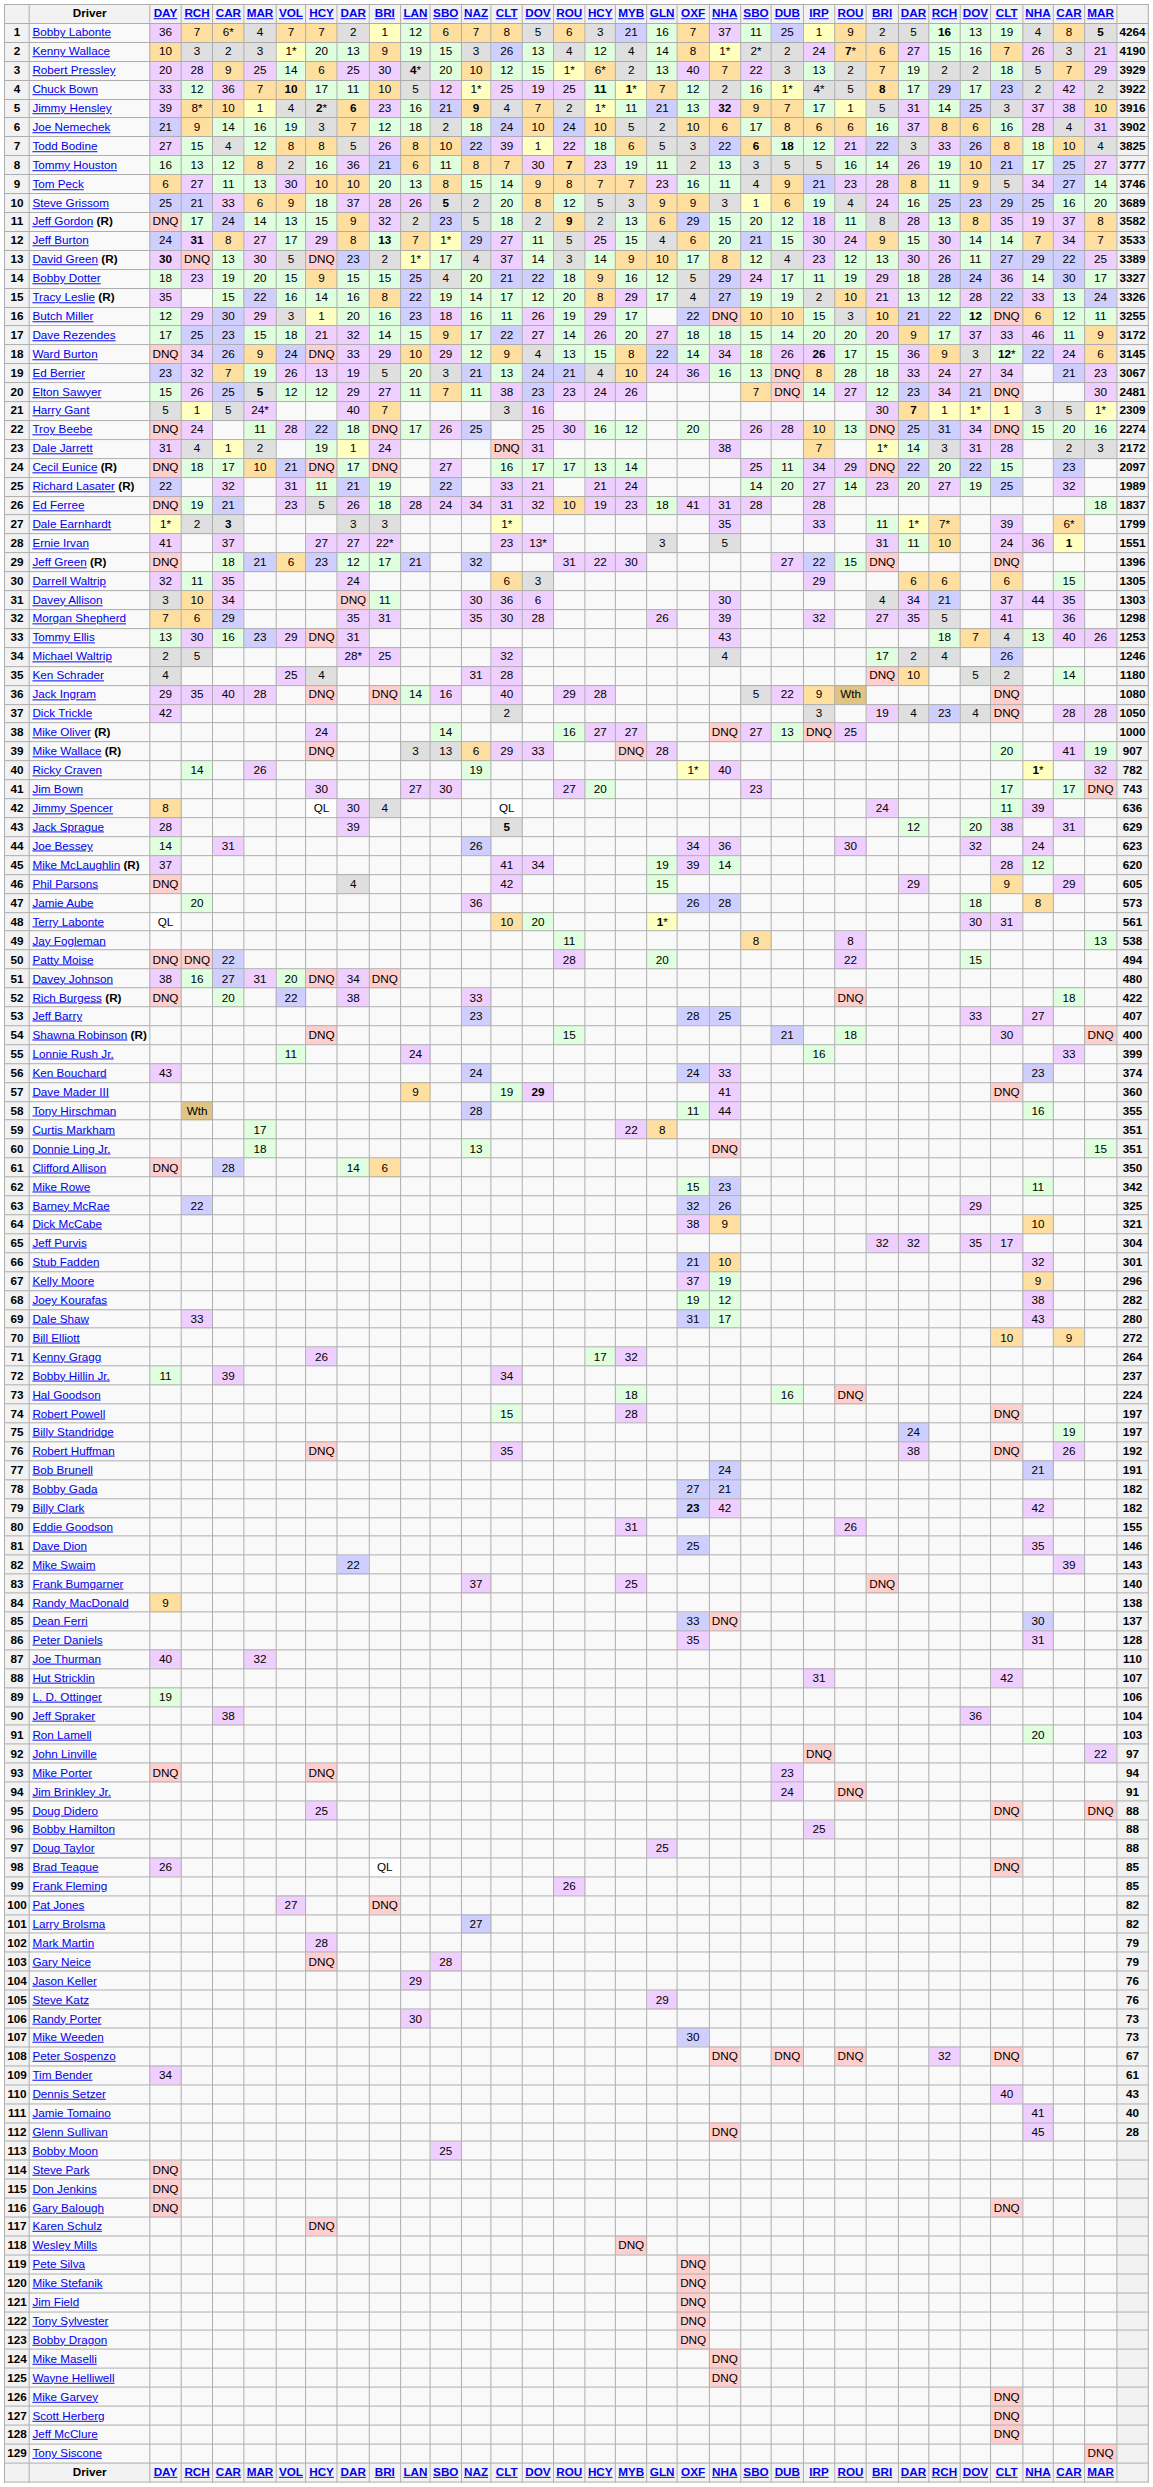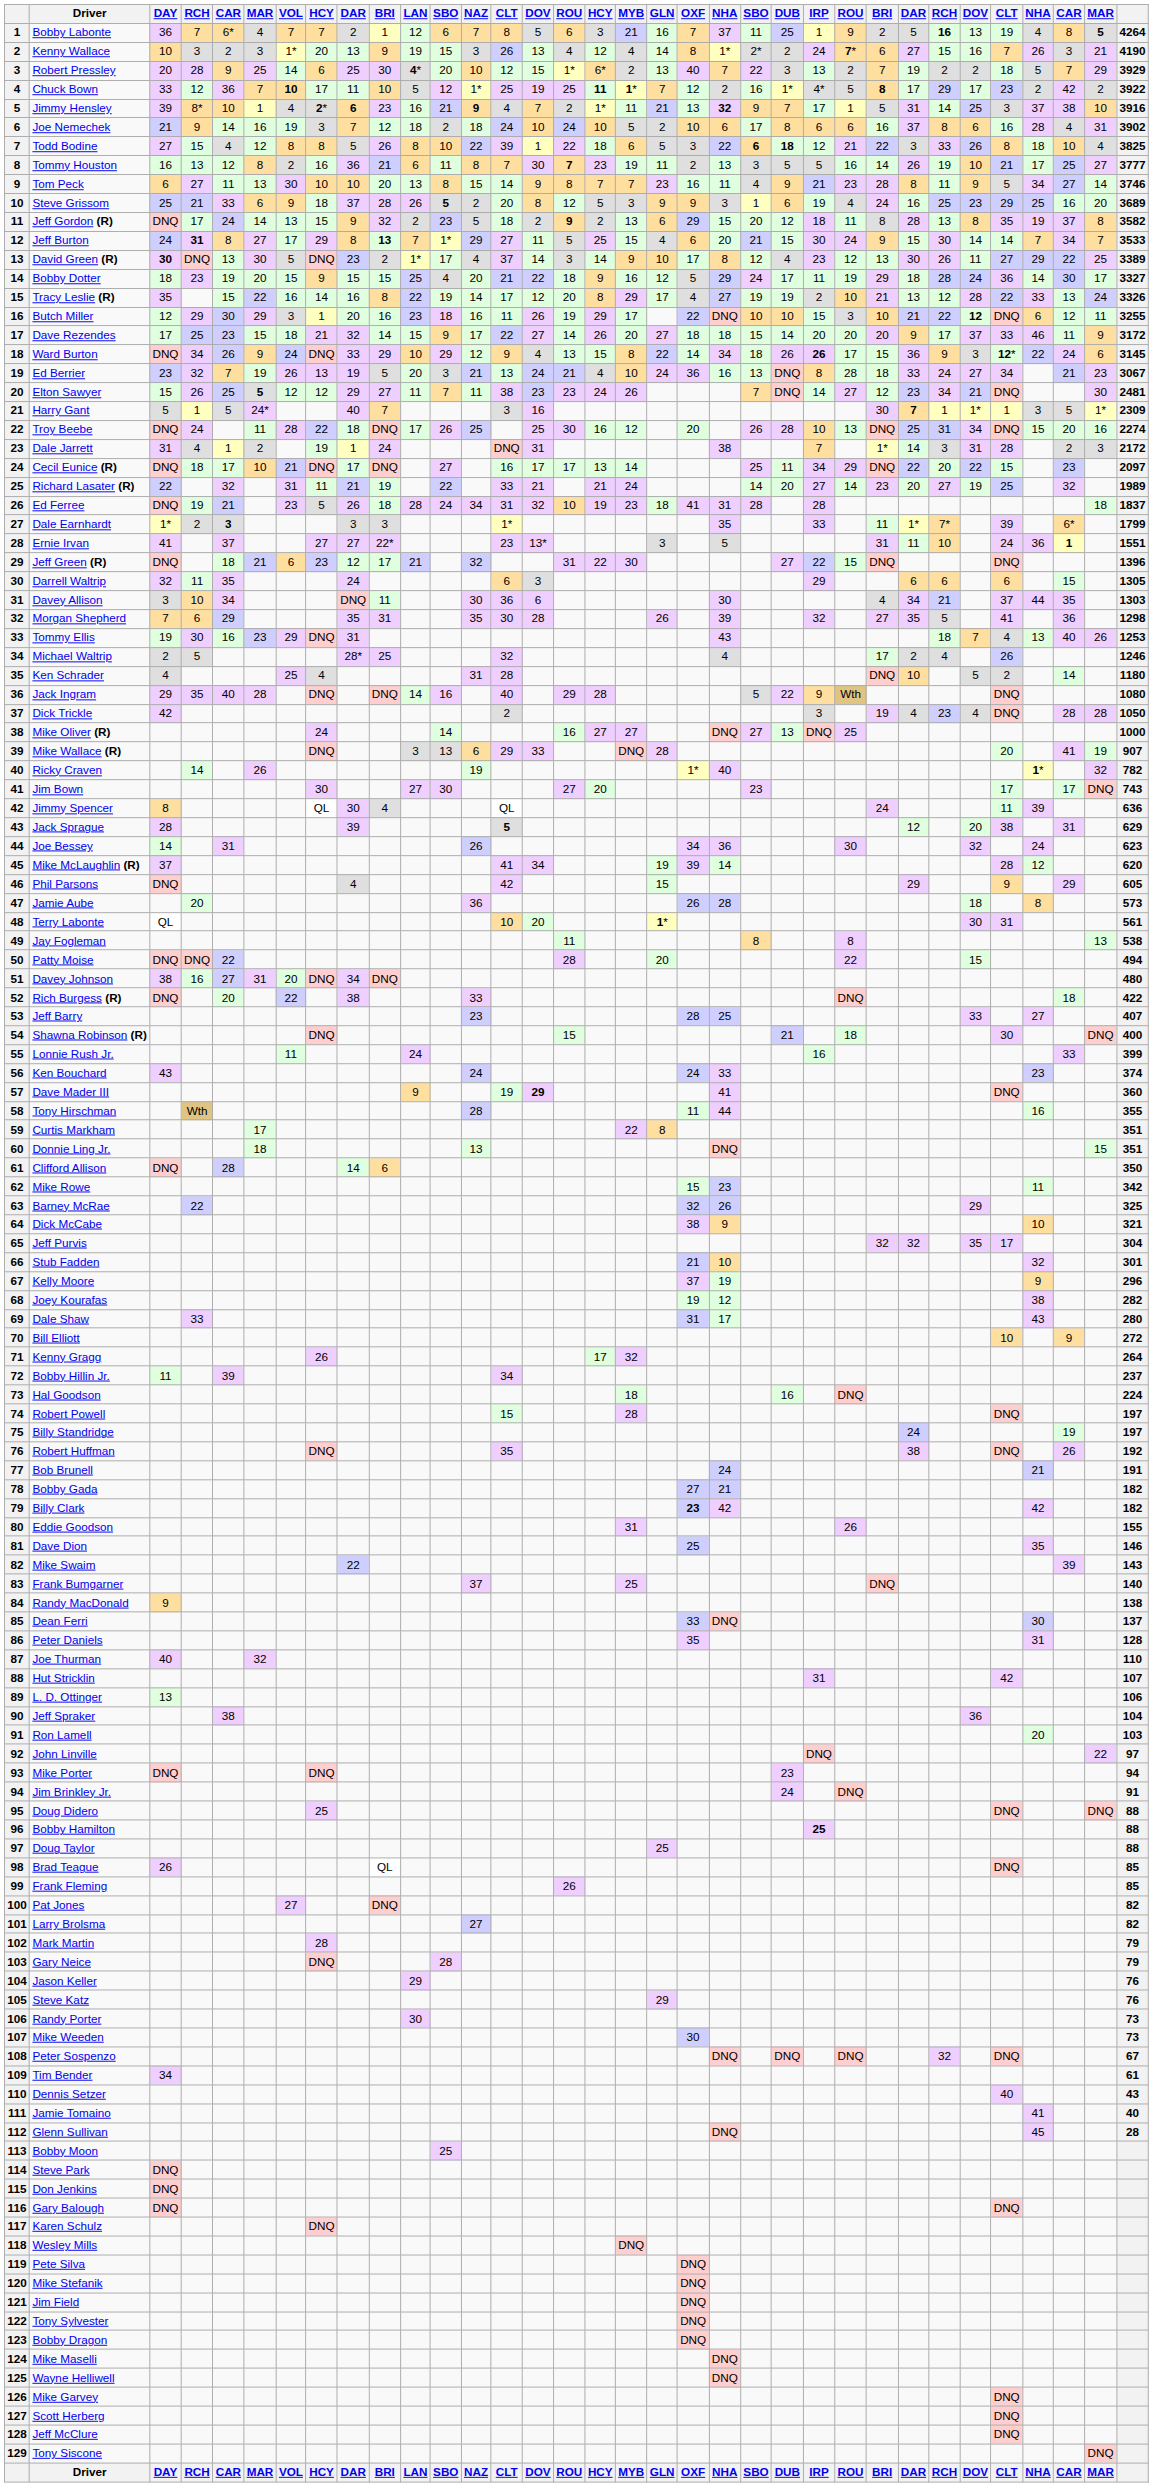(165, 638) 13 -> (165, 638) 19
(165, 1697) 19 -> (165, 1697) 13
(819, 1830) normal -> (819, 1830) bold
